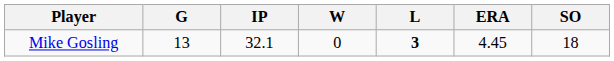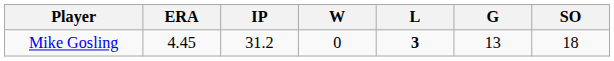columns swapped: (182, 17) <-> (493, 17)
(259, 42) 32.1 -> (259, 42) 31.2
